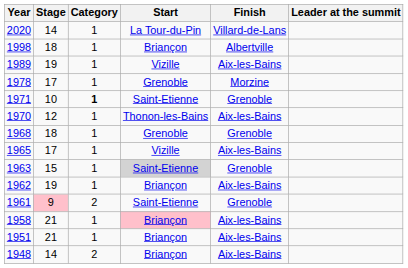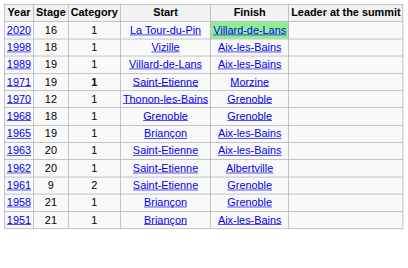(51, 30) 14 -> (51, 30) 16
(250, 30) no background -> (250, 30) lightgreen background
(166, 47) Briançon -> (166, 47) Vizille
(250, 47) Albertville -> (250, 47) Aix-les-Bains
(166, 64) Vizille -> (166, 64) Villard-de-Lans
- row: (19, 82)
(51, 99) 10 -> (51, 82) 19
(250, 99) Grenoble -> (250, 82) Morzine
(250, 116) Aix-les-Bains -> (250, 99) Grenoble
(51, 151) 17 -> (51, 133) 19
(166, 151) Vizille -> (166, 133) Briançon
(51, 168) 15 -> (51, 151) 20
(166, 168) lightgrey background -> (166, 151) no background
(250, 168) Grenoble -> (250, 151) Aix-les-Bains
(51, 185) 19 -> (51, 168) 20
(166, 185) Briançon -> (166, 168) Saint-Etienne
(250, 185) Aix-les-Bains -> (250, 168) Albertville
(51, 202) pink background -> (51, 185) no background
(166, 220) pink background -> (166, 202) no background
(250, 220) Aix-les-Bains -> (250, 202) Grenoble
- row: (19, 254)
